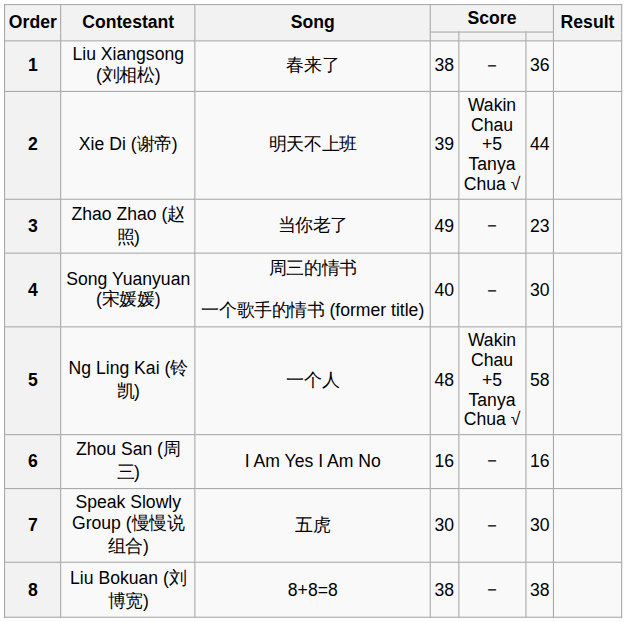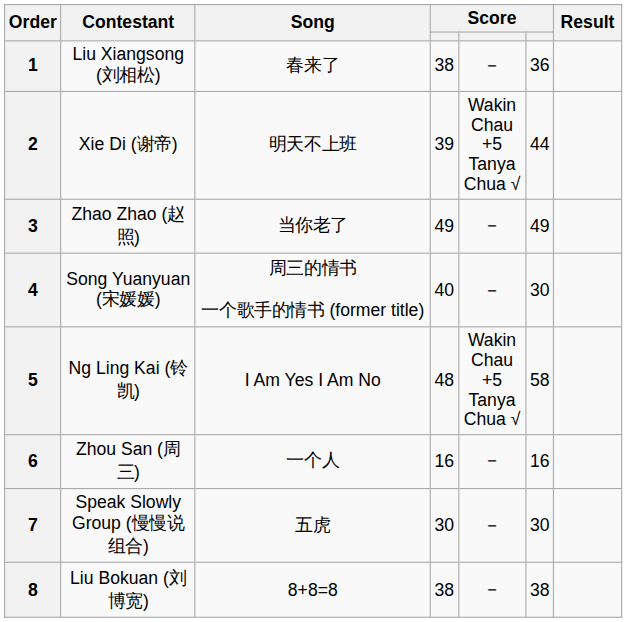(540, 225) 23 -> (540, 225) 49
(313, 380) 一个人 -> (313, 380) I Am Yes I Am No
(313, 461) I Am Yes I Am No -> (313, 460) 一个人
